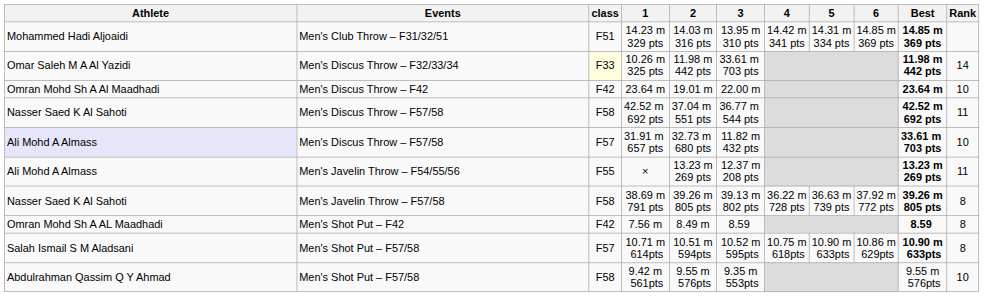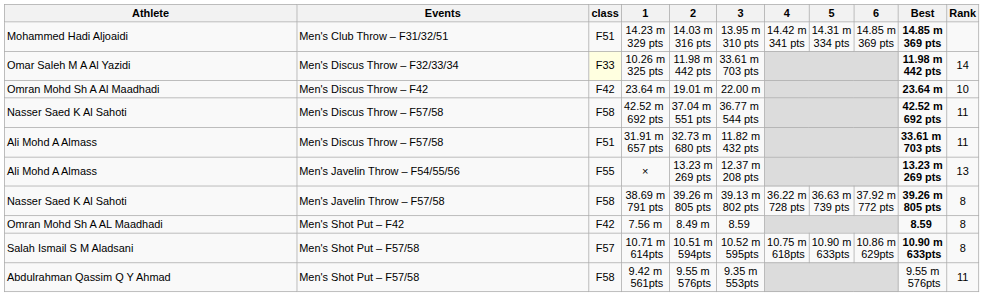(52, 142) lavender background -> (52, 142) no background
(605, 142) F57 -> (605, 142) F51
(963, 142) 10 -> (963, 142) 11
(963, 172) 11 -> (963, 172) 13
(963, 278) 10 -> (963, 278) 11
